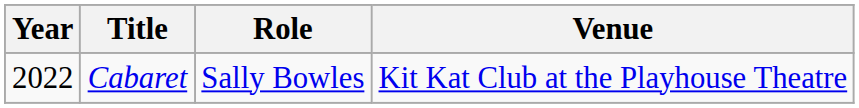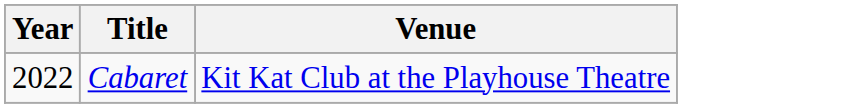- column: (283, 28)
